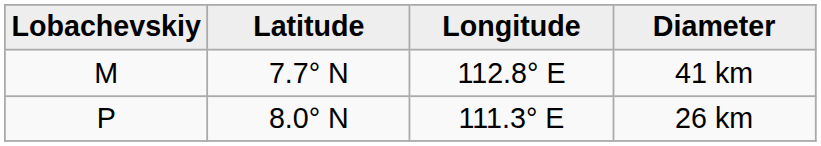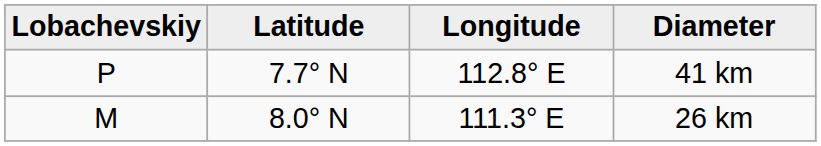(106, 72) M -> (106, 72) P
(106, 118) P -> (106, 118) M
